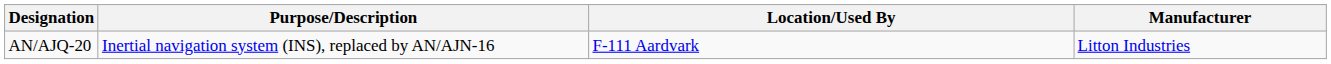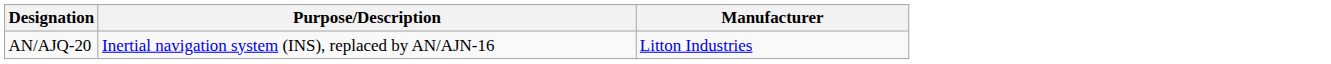- column: (831, 17)
